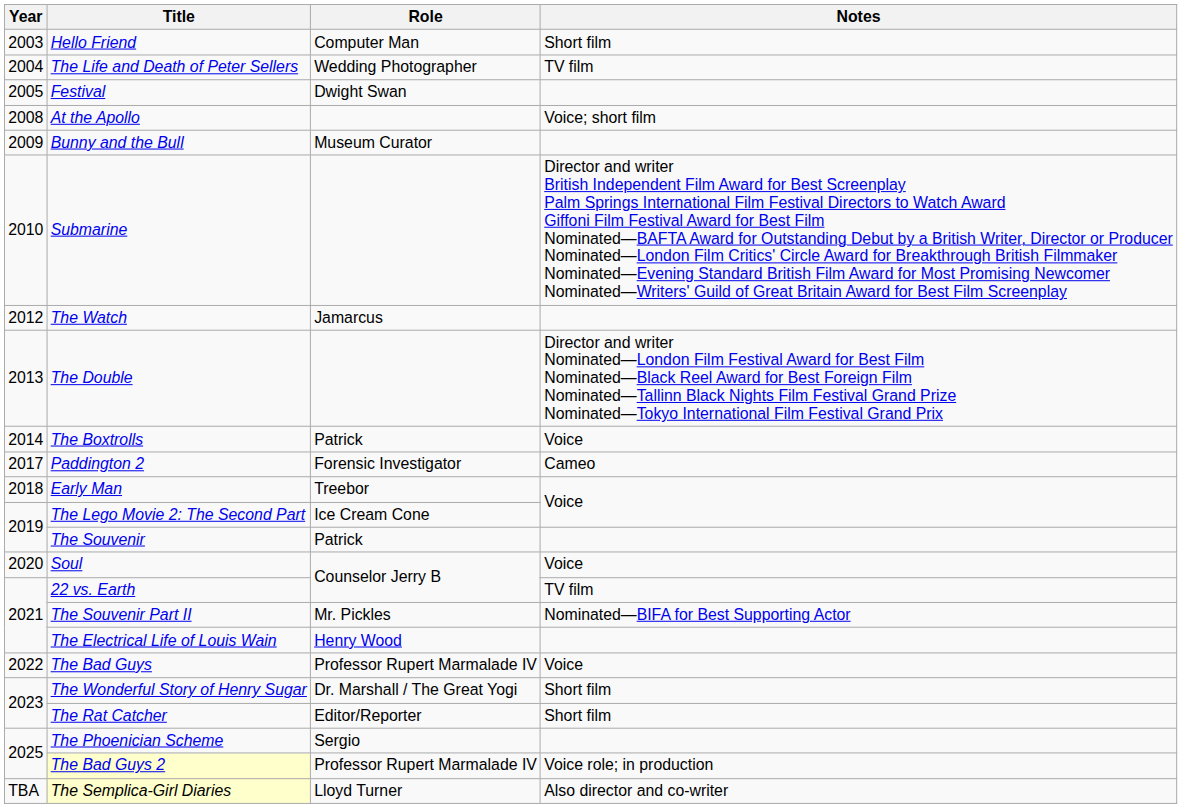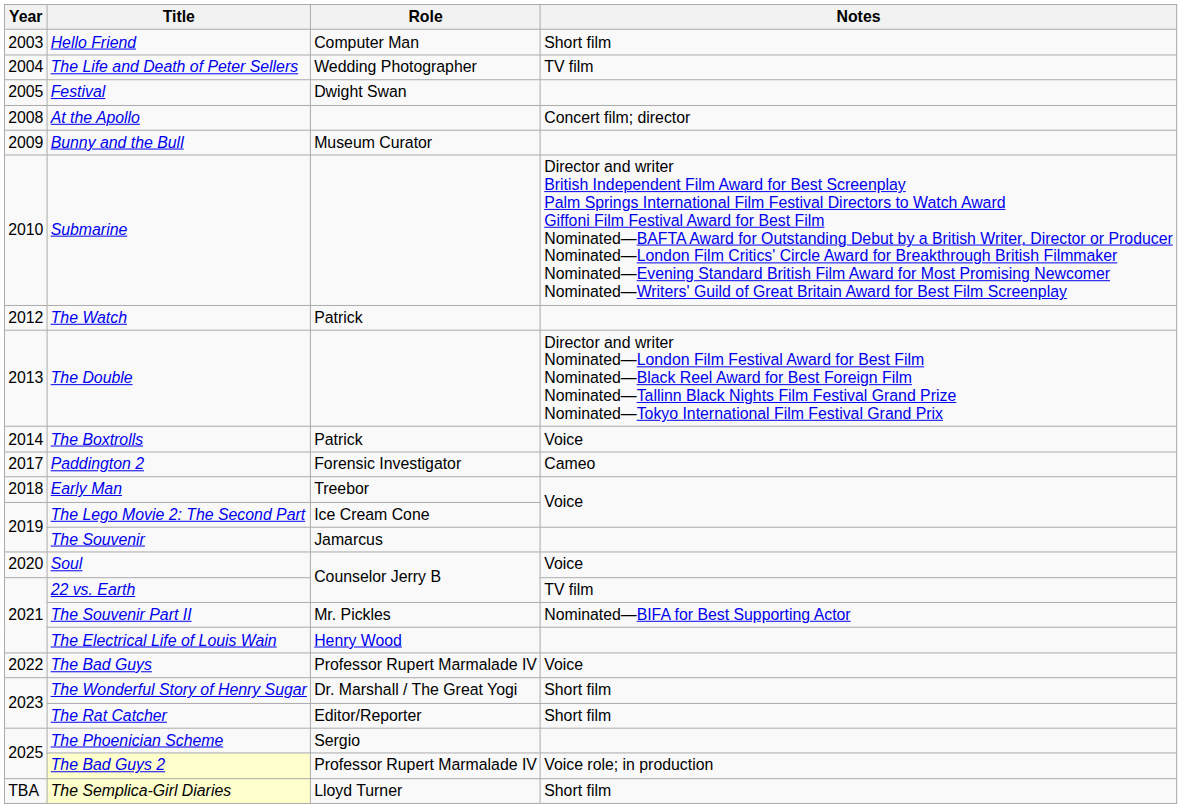(600, 117) Voice; short film -> (617, 117) Concert film; director
(349, 317) Jamarcus -> (338, 317) Patrick
(338, 539) Patrick -> (349, 539) Jamarcus
(636, 790) Also director and co-writer -> (578, 790) Short film
